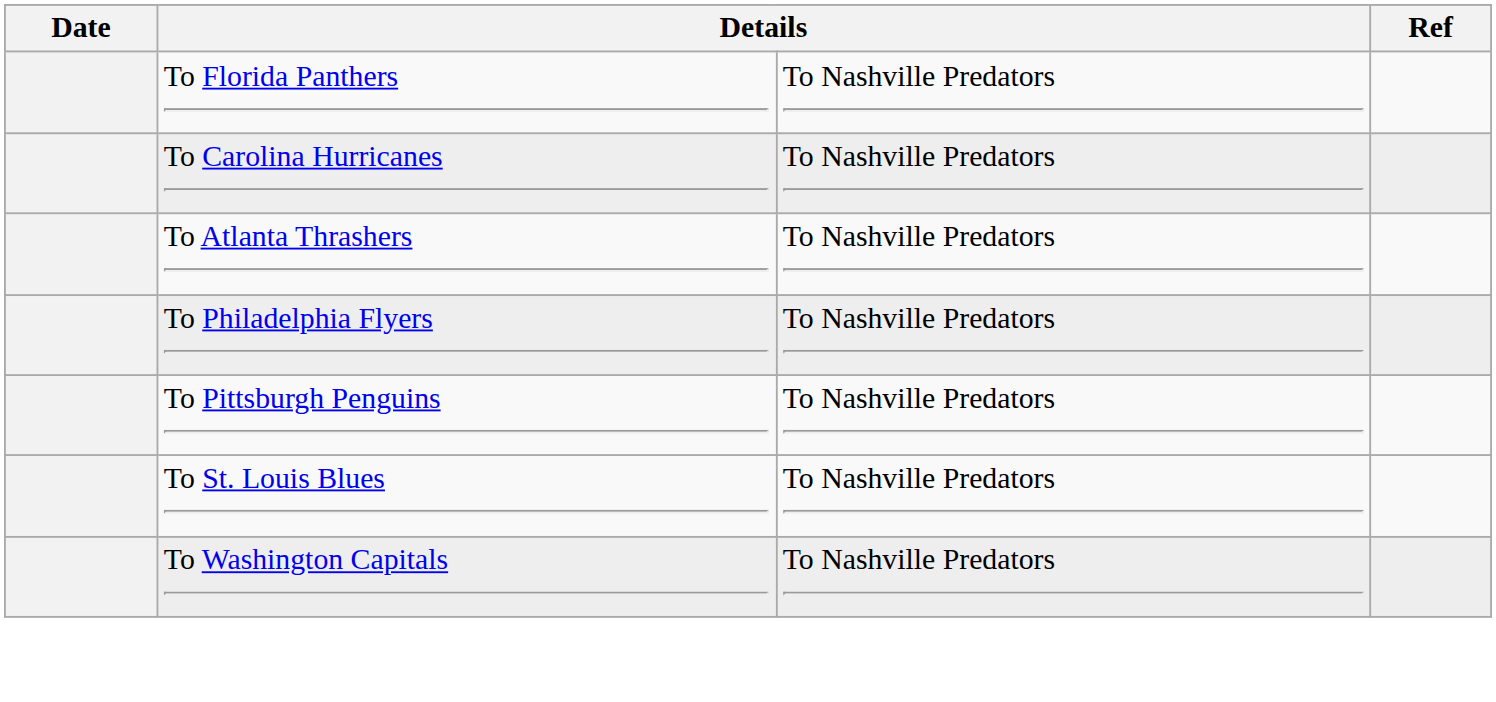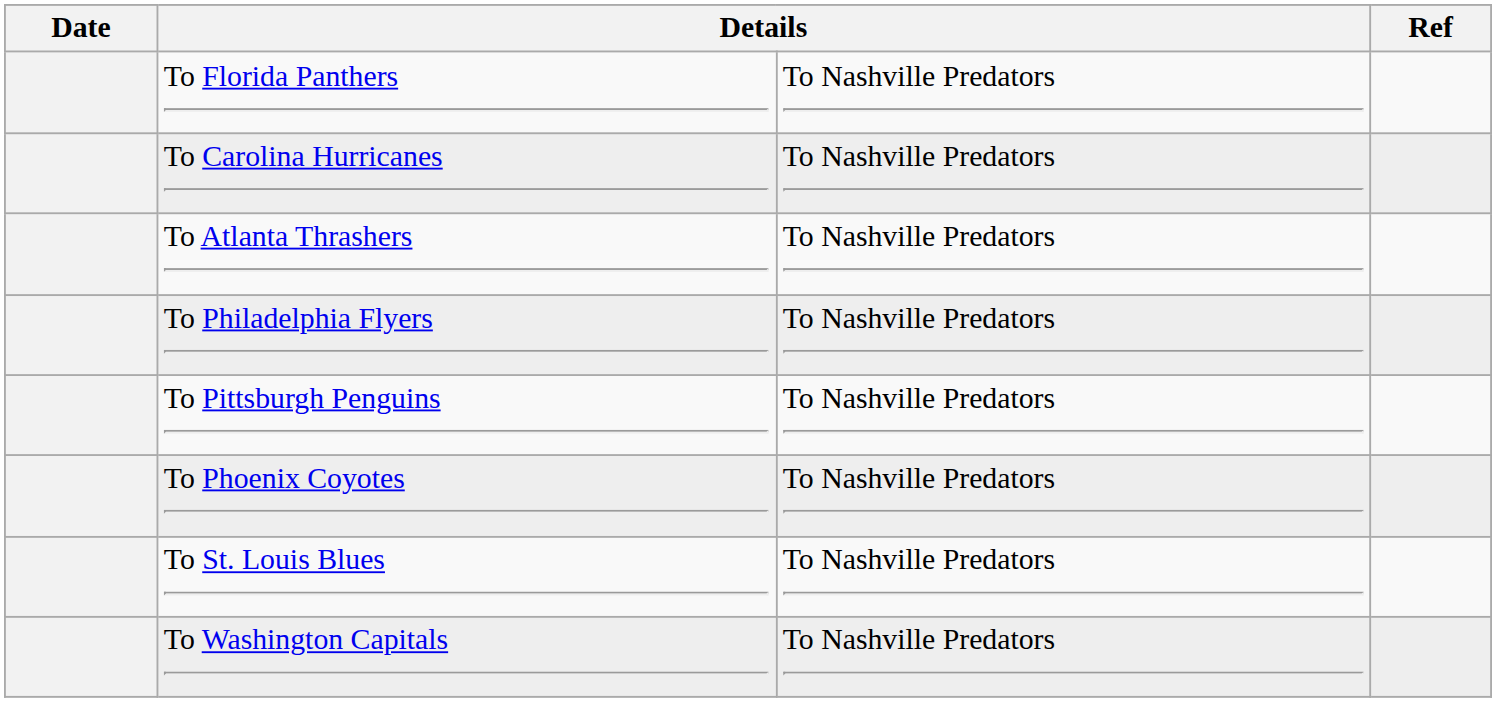+ row: (466, 488)
